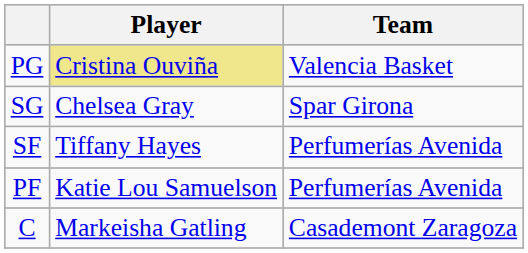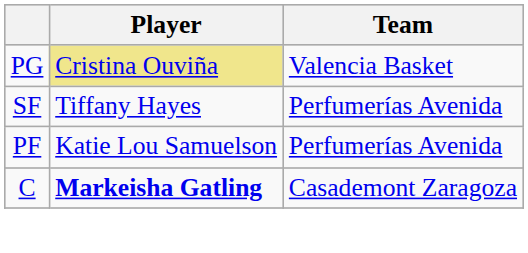- row: (27, 106)
(151, 227) normal -> (159, 187) bold
